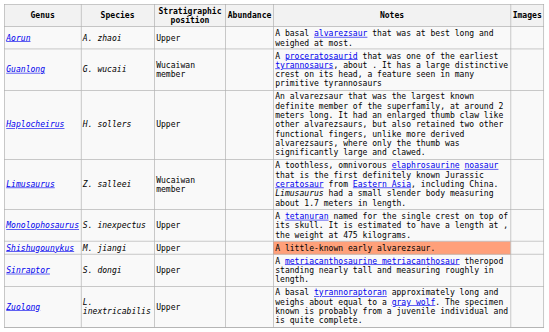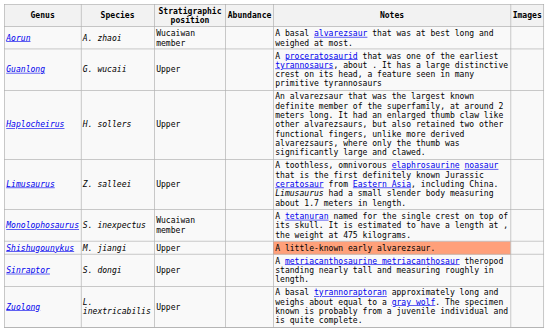(168, 38) Upper -> (176, 38) Wucaiwan member
(176, 70) Wucaiwan member -> (168, 70) Upper
(176, 184) Wucaiwan member -> (168, 184) Upper
(168, 225) Upper -> (176, 225) Wucaiwan member
